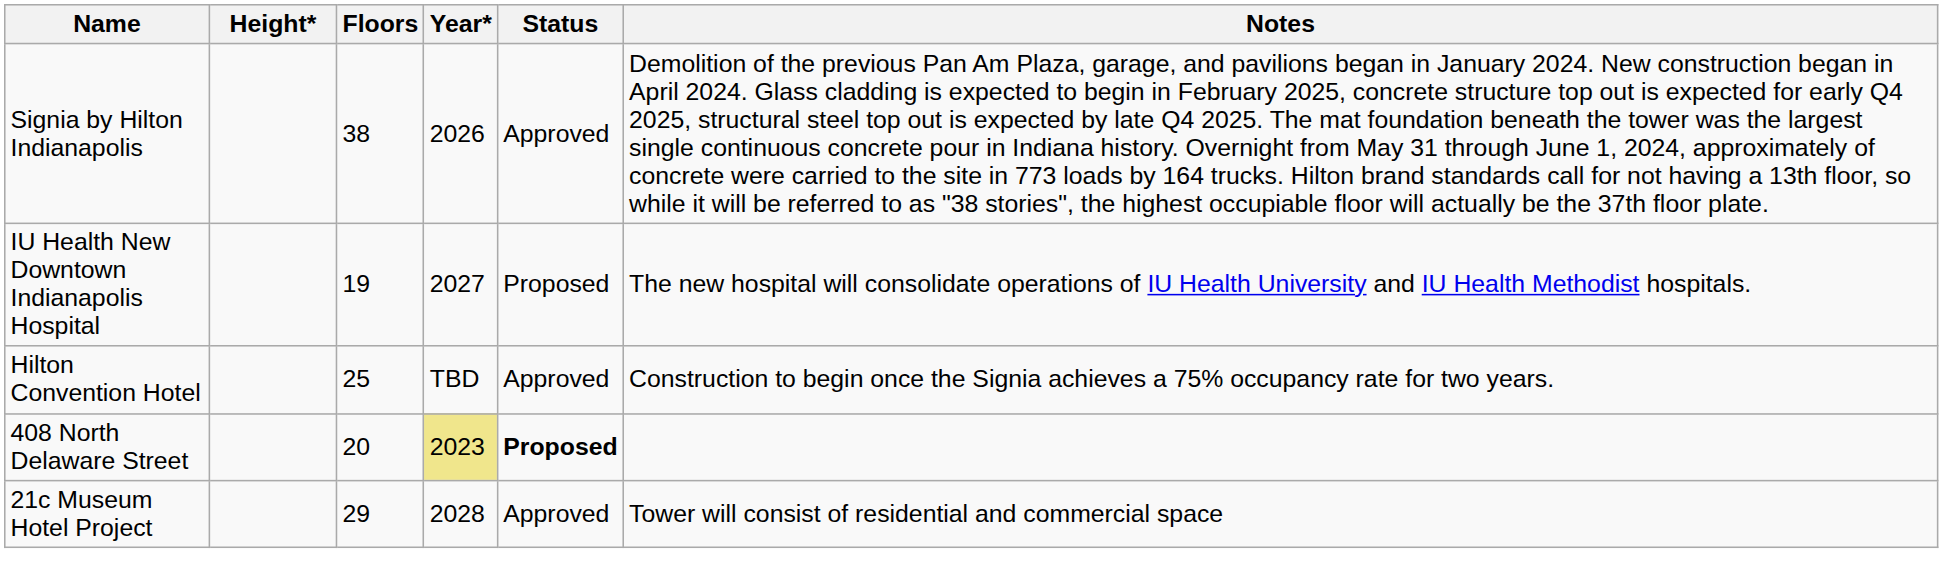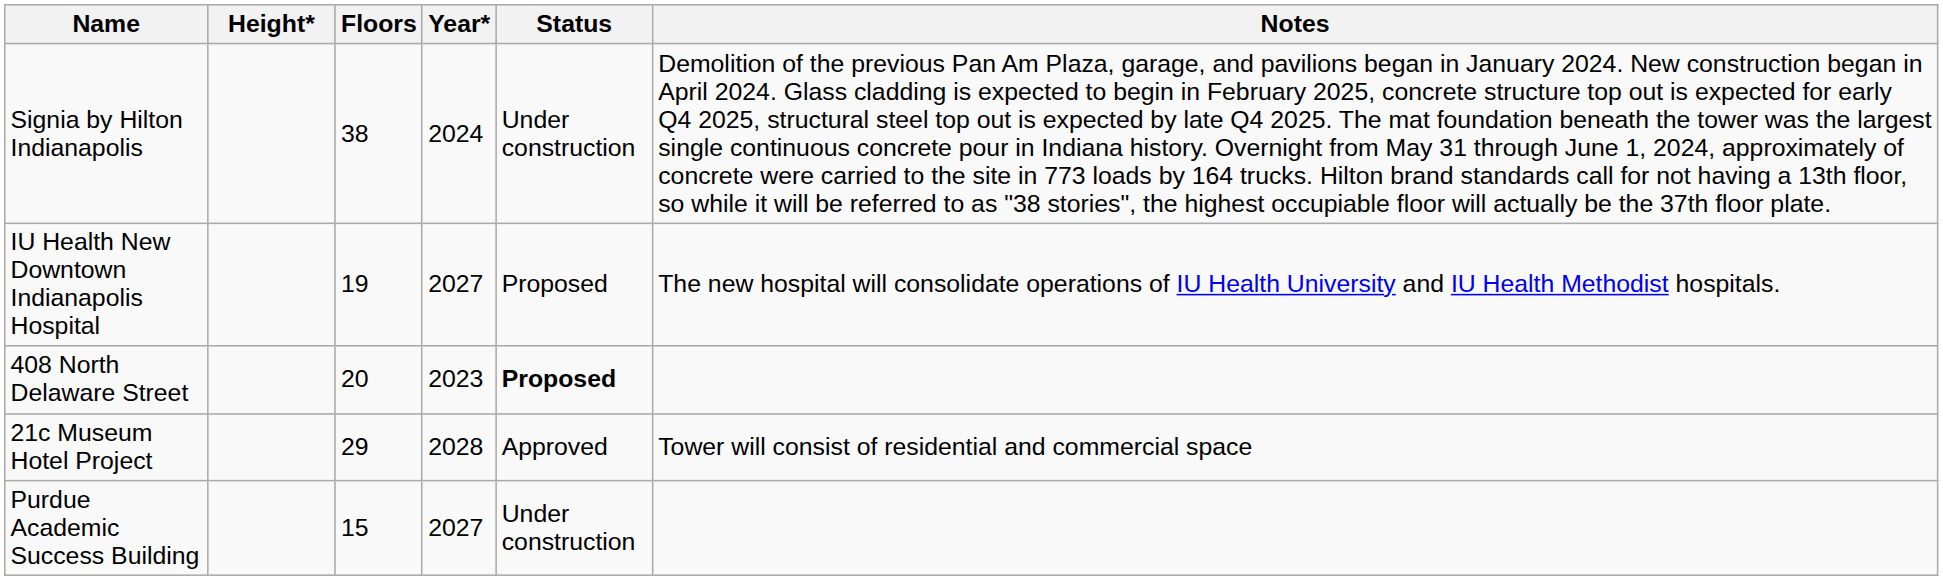(457, 133) 2026 -> (456, 133) 2024
(556, 133) Approved -> (569, 133) Under construction
- row: (106, 379)
(457, 446) khaki background -> (456, 379) no background
+ row: (105, 527)
